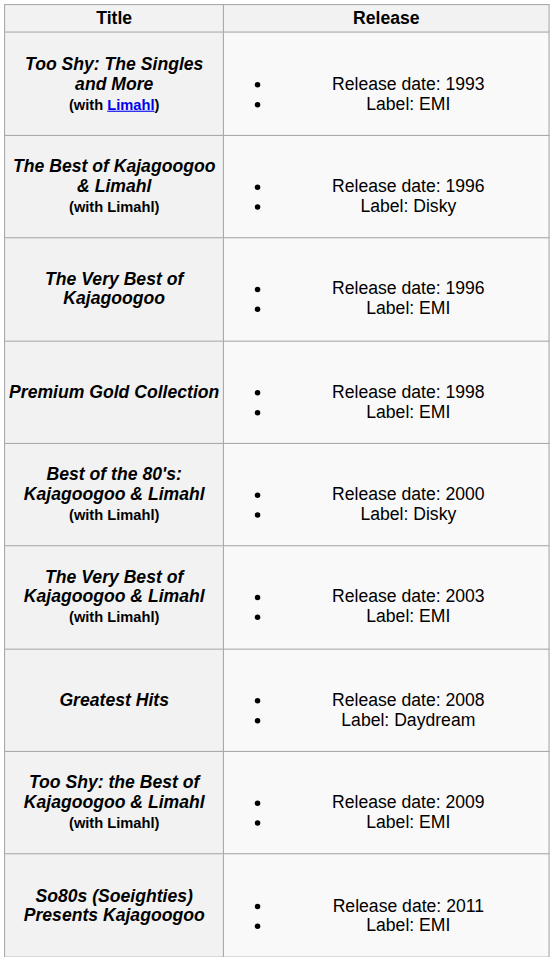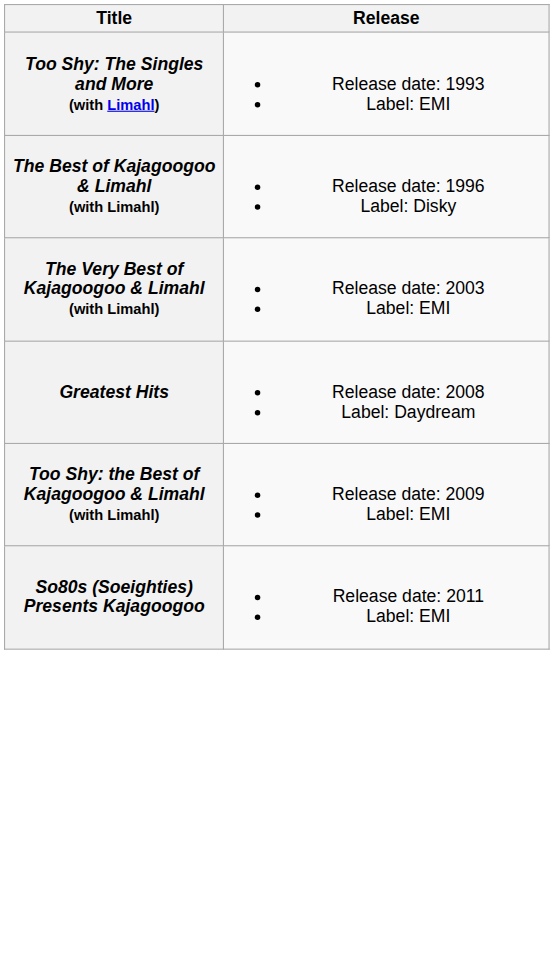- row: (114, 289)
- row: (114, 391)
- row: (114, 494)
